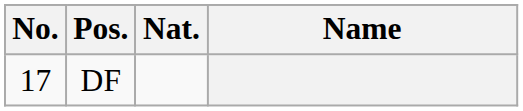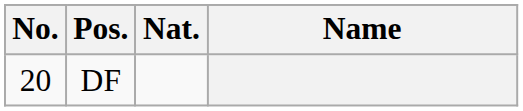(35, 79) 17 -> (35, 79) 20
